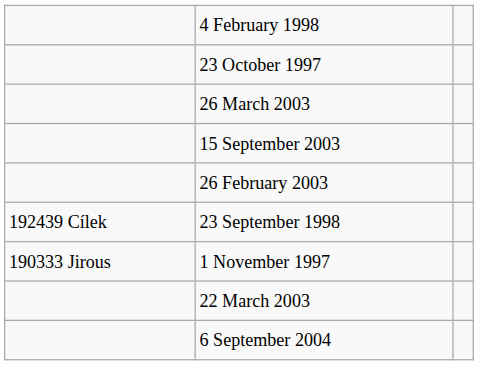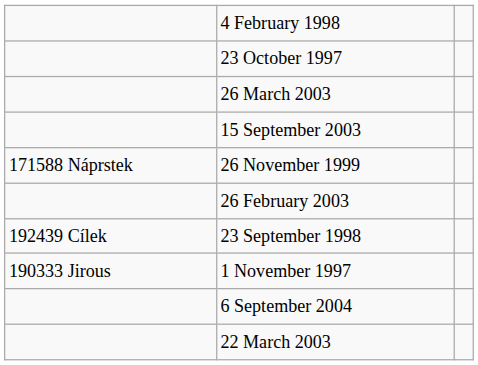+ row: (290, 164)
rows swapped: (255, 300) <-> (265, 340)
